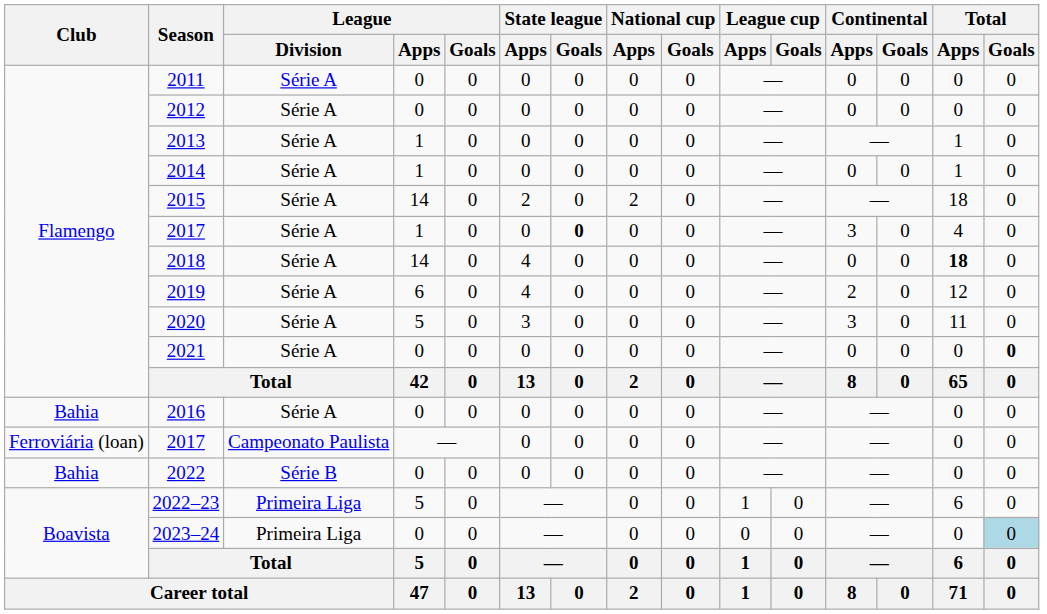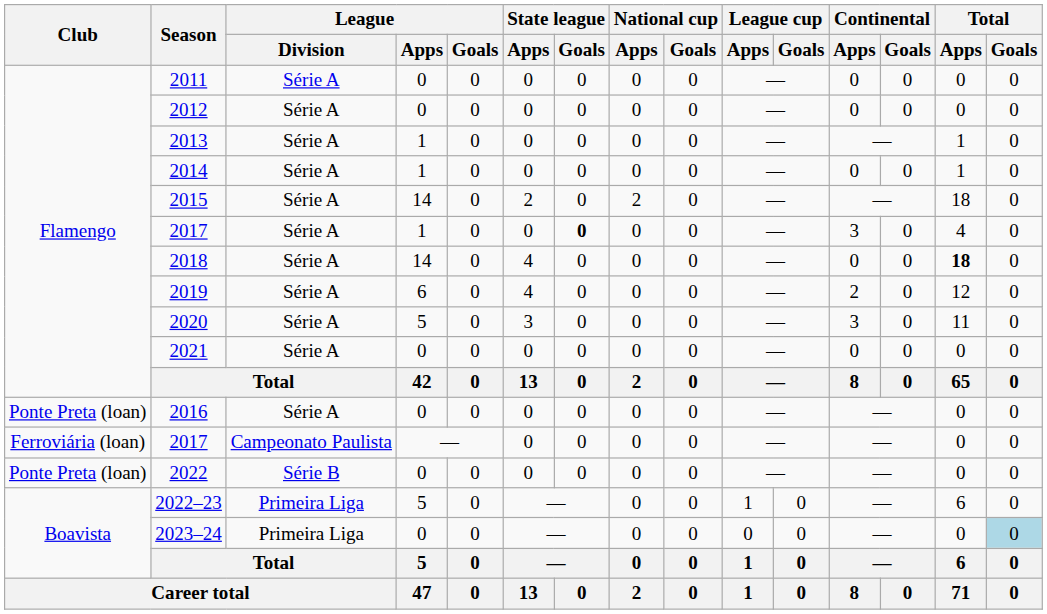(1011, 351) bold -> (1014, 351) normal
(76, 412) Bahia -> (78, 412) Ponte Preta (loan)
(76, 472) Bahia -> (78, 472) Ponte Preta (loan)
